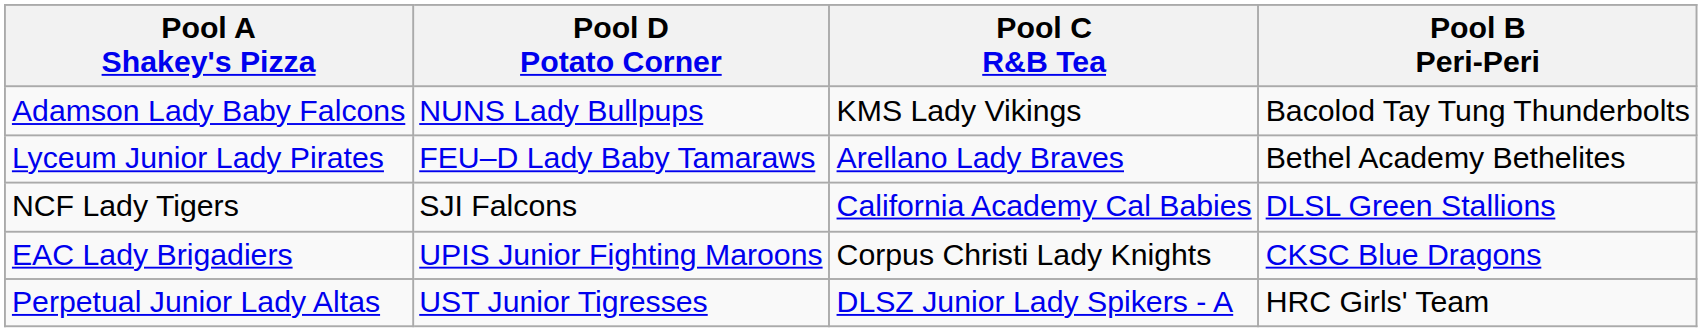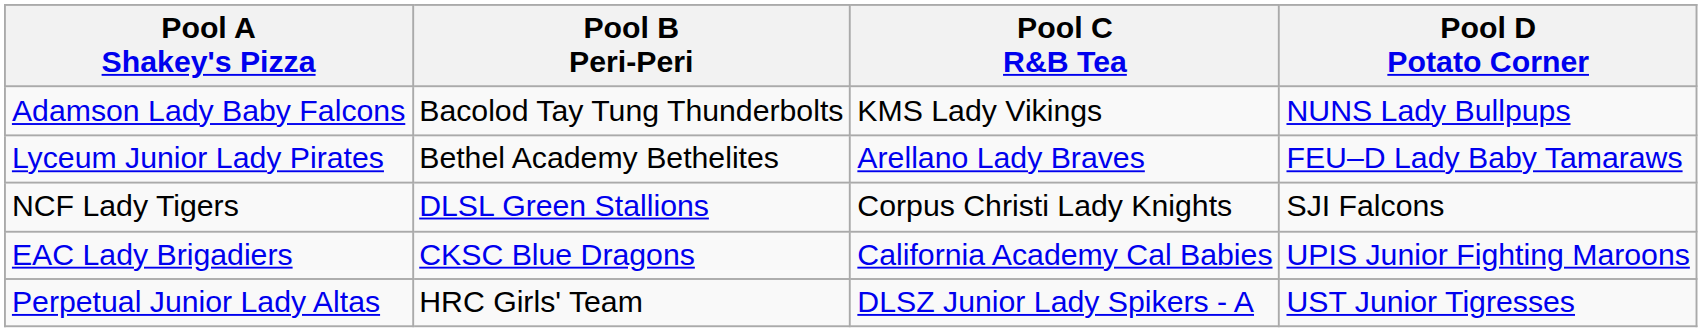columns swapped: (1478, 45) <-> (621, 45)
(1044, 206) California Academy Cal Babies -> (1045, 206) Corpus Christi Lady Knights
(1024, 254) Corpus Christi Lady Knights -> (1065, 254) California Academy Cal Babies
